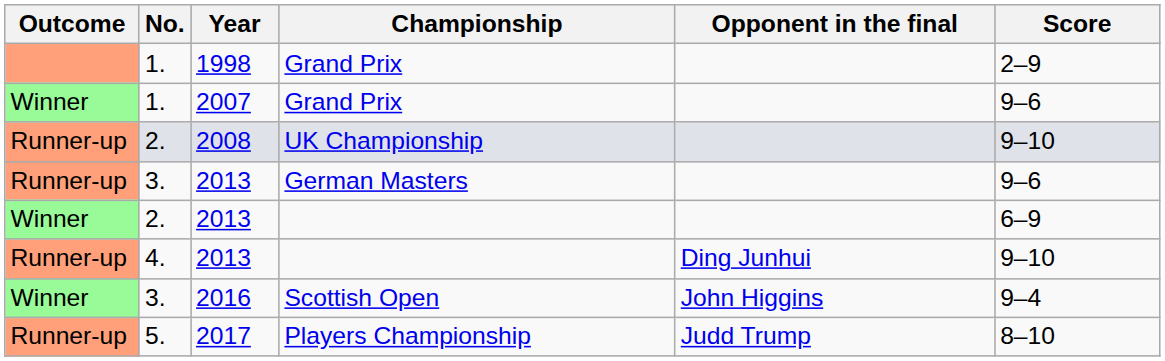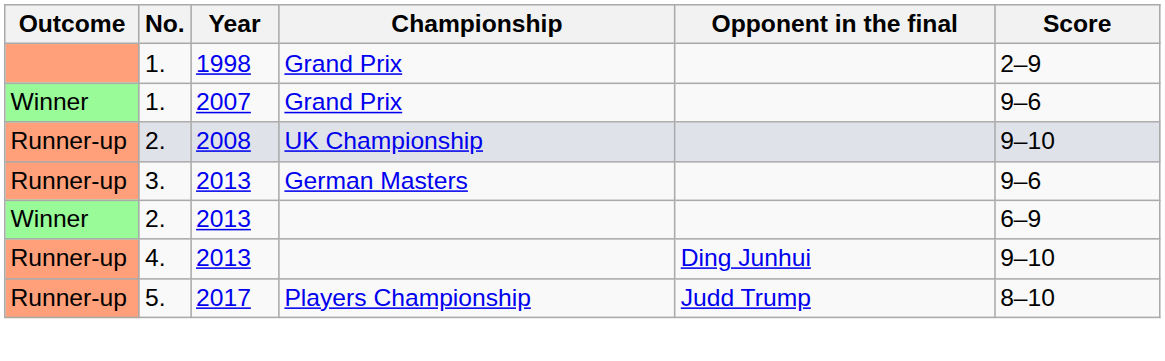- row: (155, 297)
